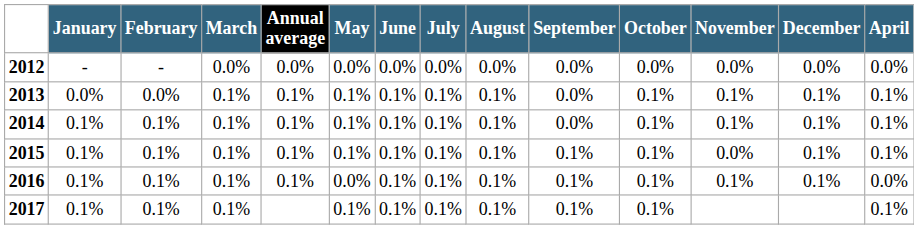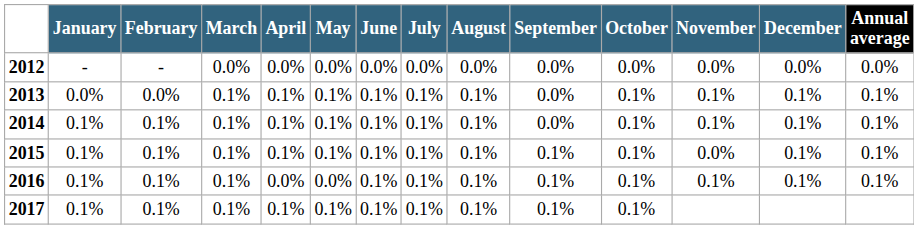columns swapped: (889, 28) <-> (295, 28)
